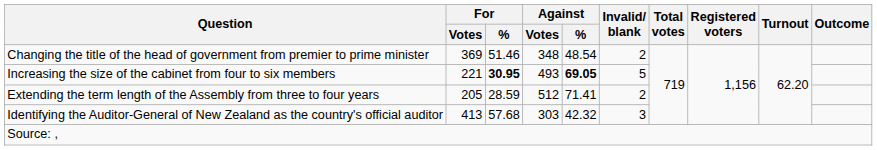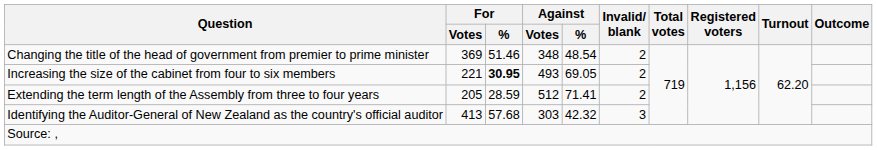(581, 74) bold -> (581, 74) normal
(642, 74) 5 -> (642, 74) 2
